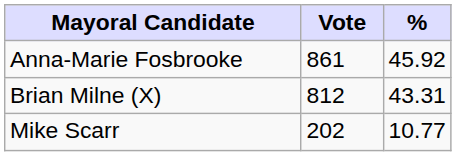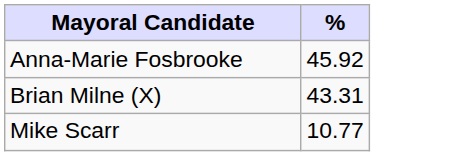- column: (342, 22)
